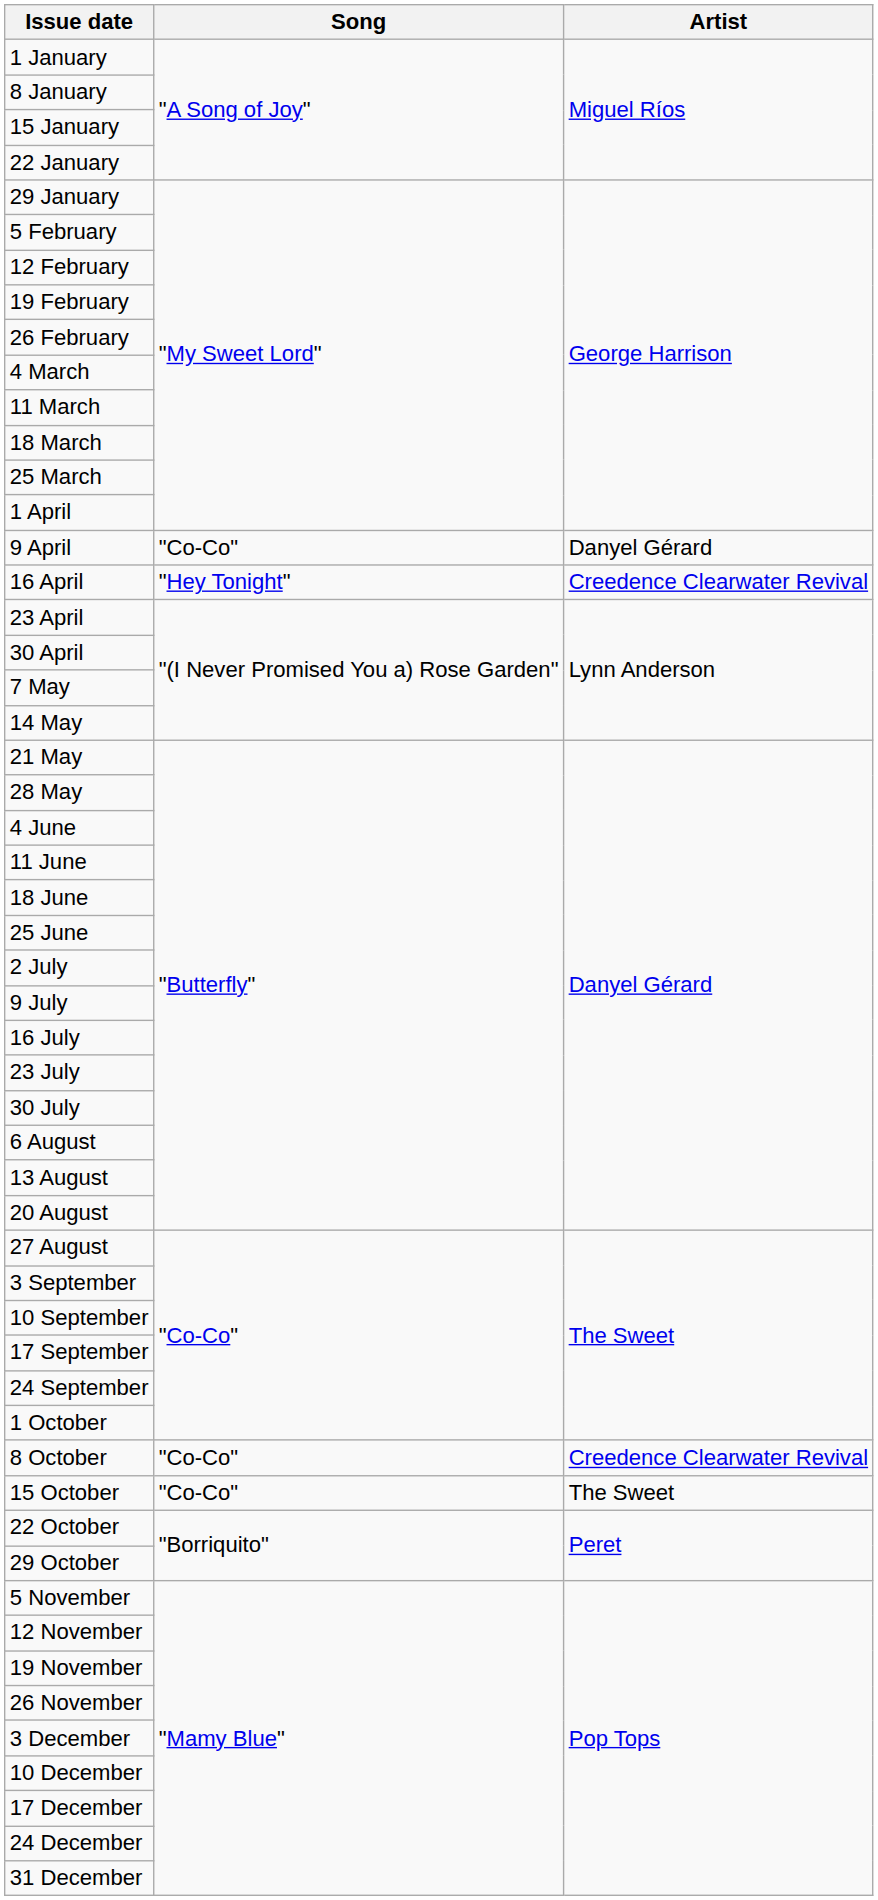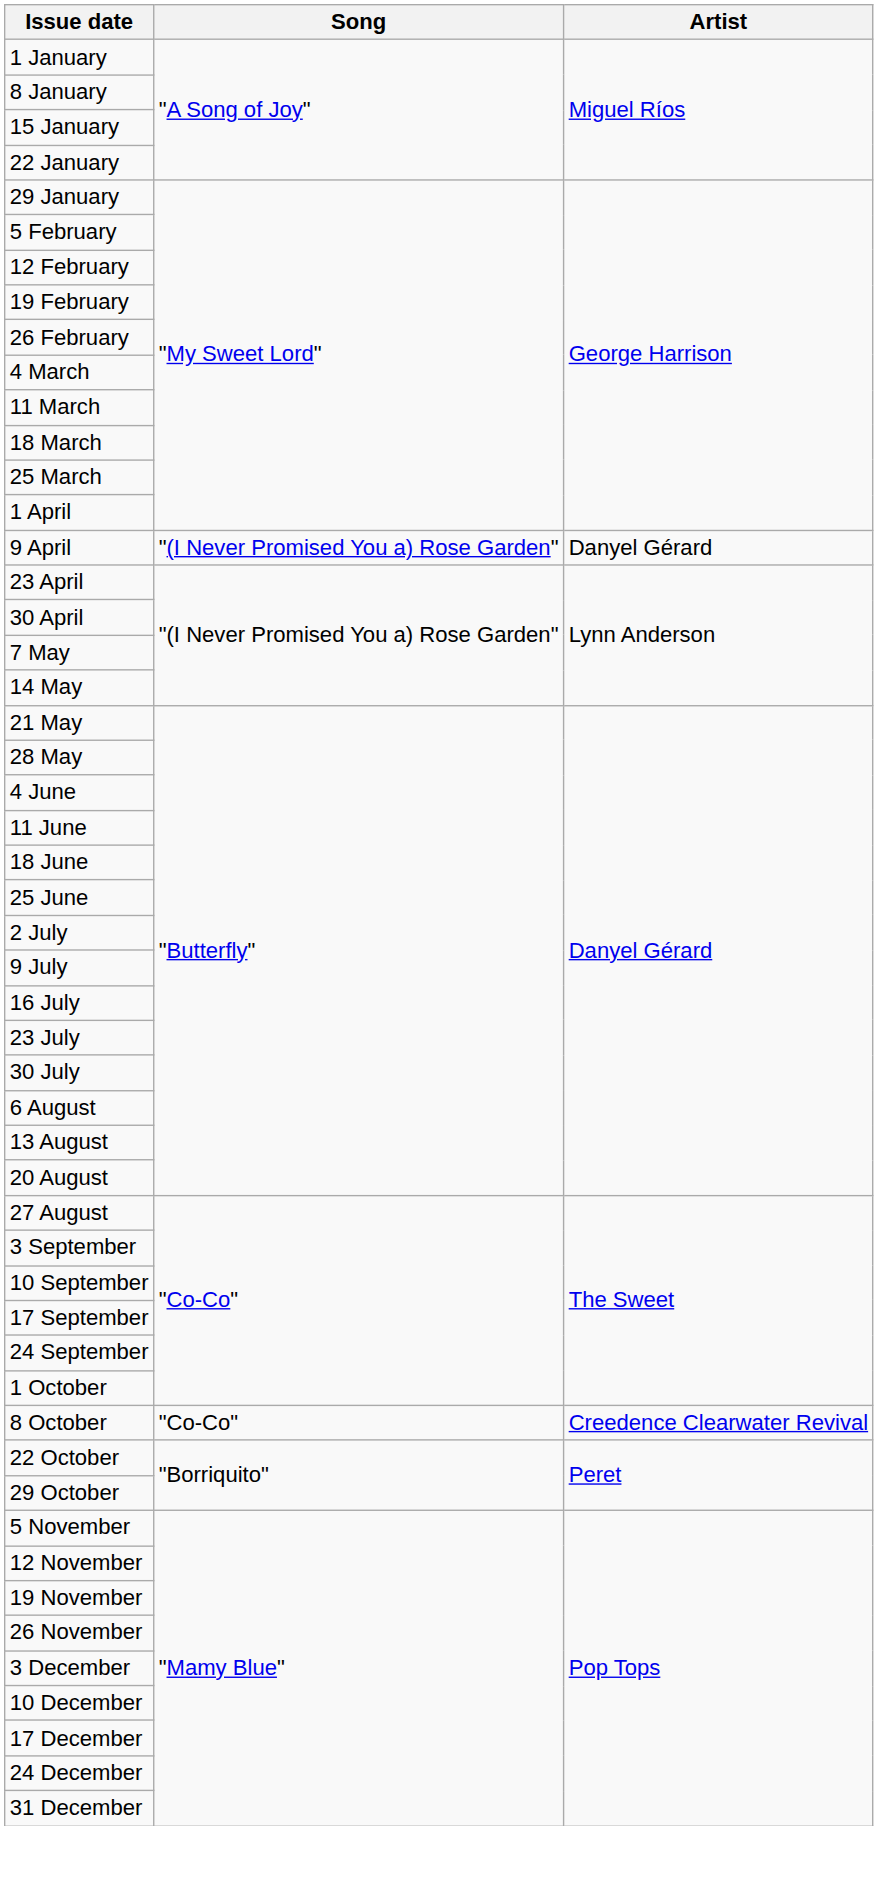(198, 547) "Co-Co" -> (359, 547) "(I Never Promised You a) Rose Garden"
- row: (47, 582)
- row: (64, 1492)
